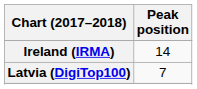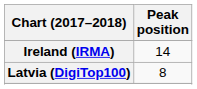(163, 72) 7 -> (163, 72) 8
